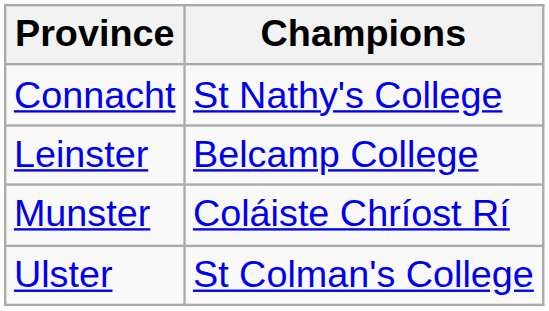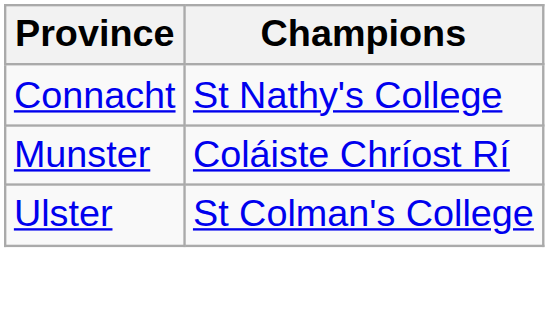- row: (81, 154)
